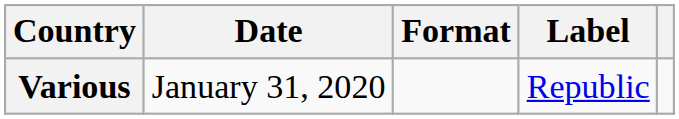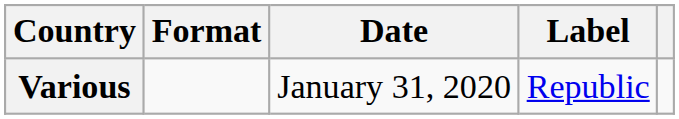columns swapped: (269, 31) <-> (456, 31)
